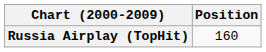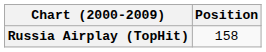(227, 37) 160 -> (227, 37) 158
